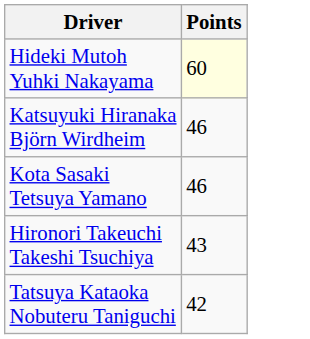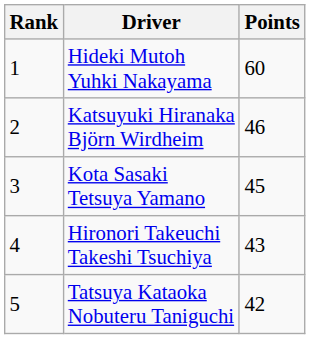+ column: (34, 21)
(197, 68) lightyellow background -> (255, 68) no background
(197, 186) 46 -> (255, 186) 45
